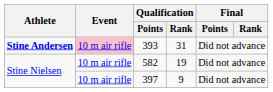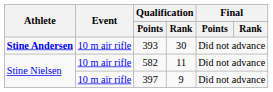(104, 46) pink background -> (104, 46) no background
(181, 46) 31 -> (181, 46) 30
(181, 62) 19 -> (181, 62) 11
